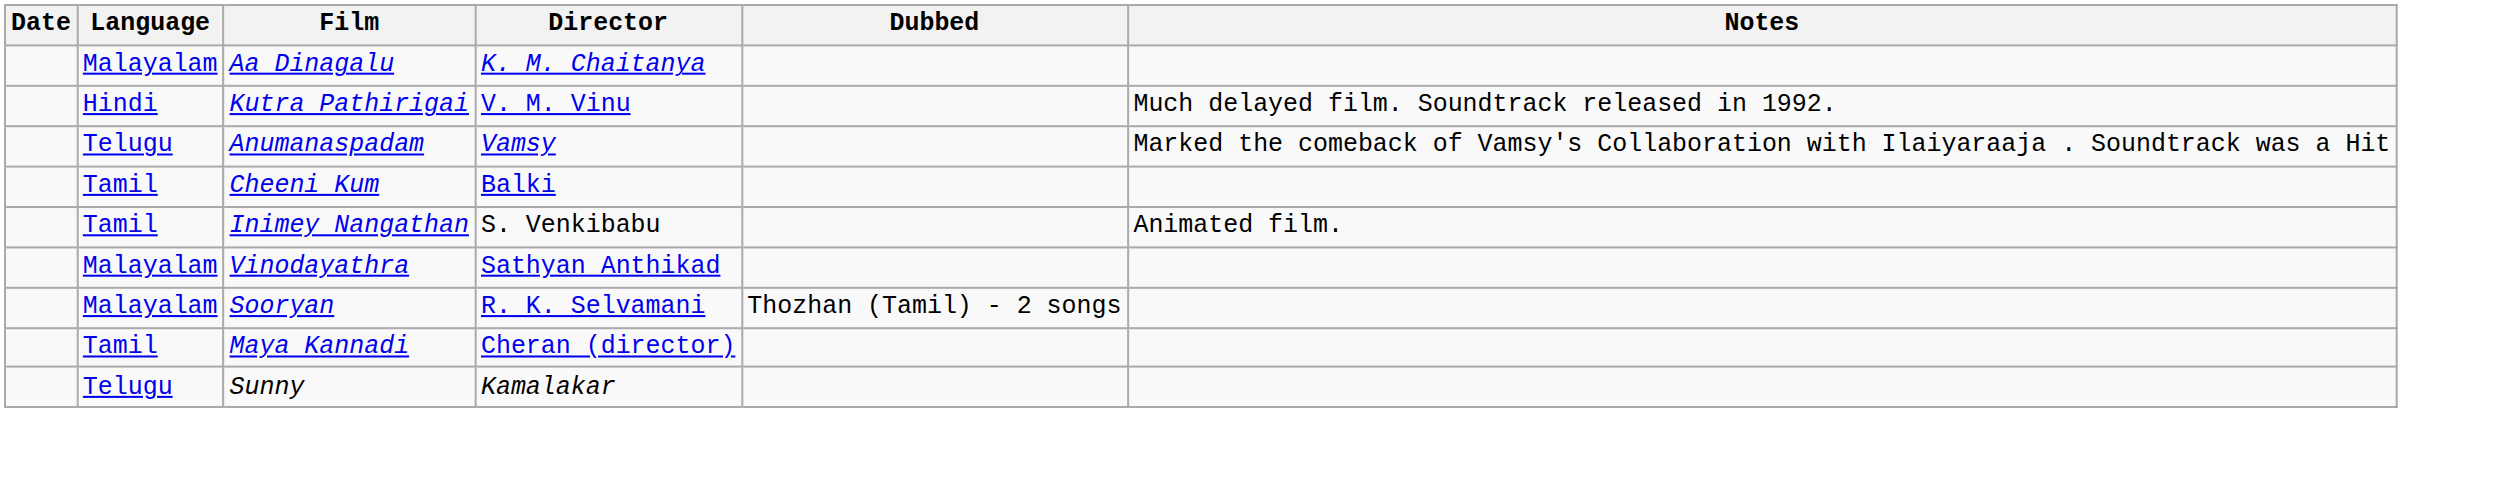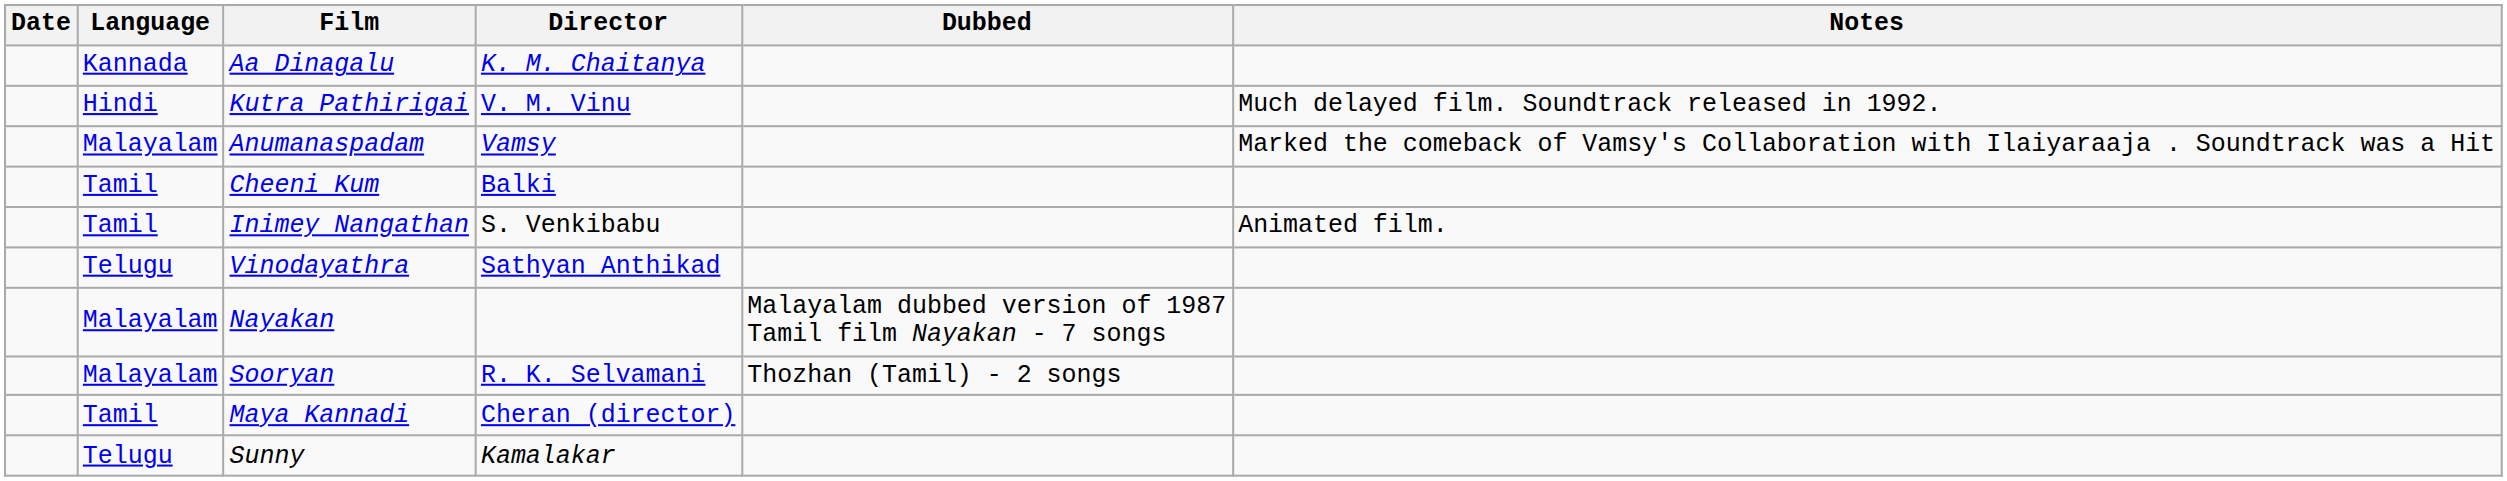(150, 66) Malayalam -> (135, 66) Kannada
(128, 146) Telugu -> (150, 146) Malayalam
(150, 267) Malayalam -> (128, 267) Telugu
+ row: (282, 322)
